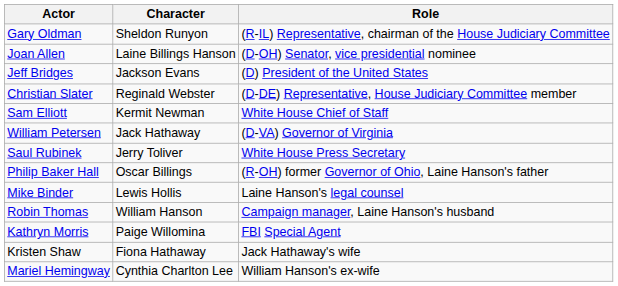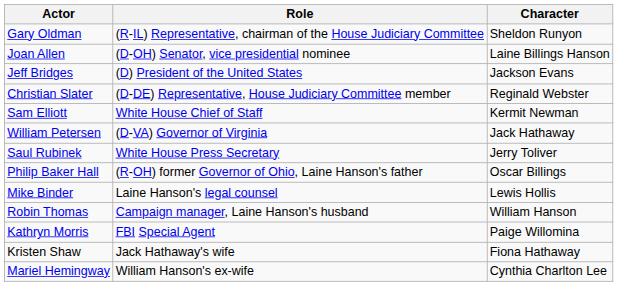columns swapped: (176, 14) <-> (426, 14)
